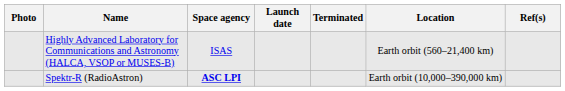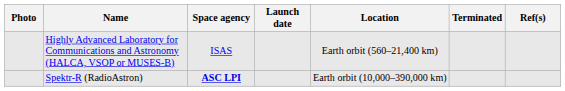columns swapped: (338, 18) <-> (435, 18)
